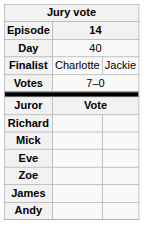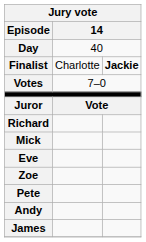(120, 65) normal -> (122, 65) bold
+ row: (28, 193)
rows swapped: (28, 193) <-> (28, 210)
